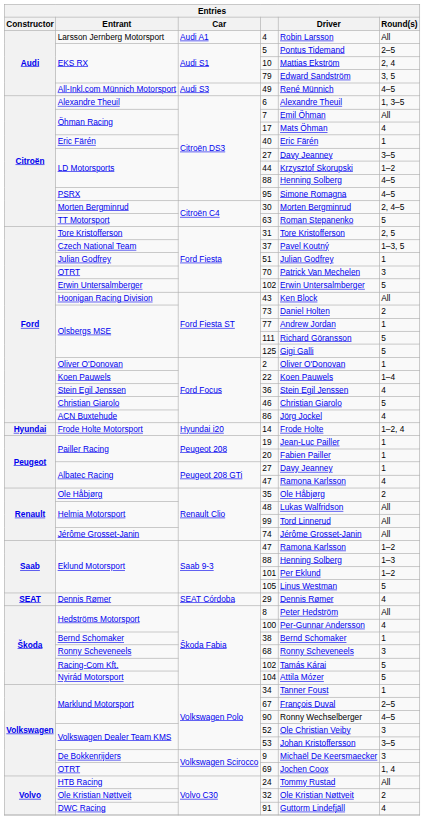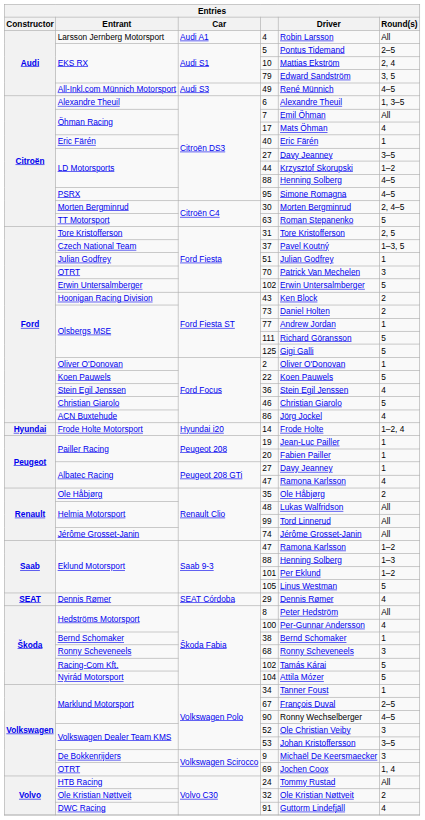(386, 298) All -> (384, 298) 2
(388, 377) 1–4 -> (384, 377) 5
